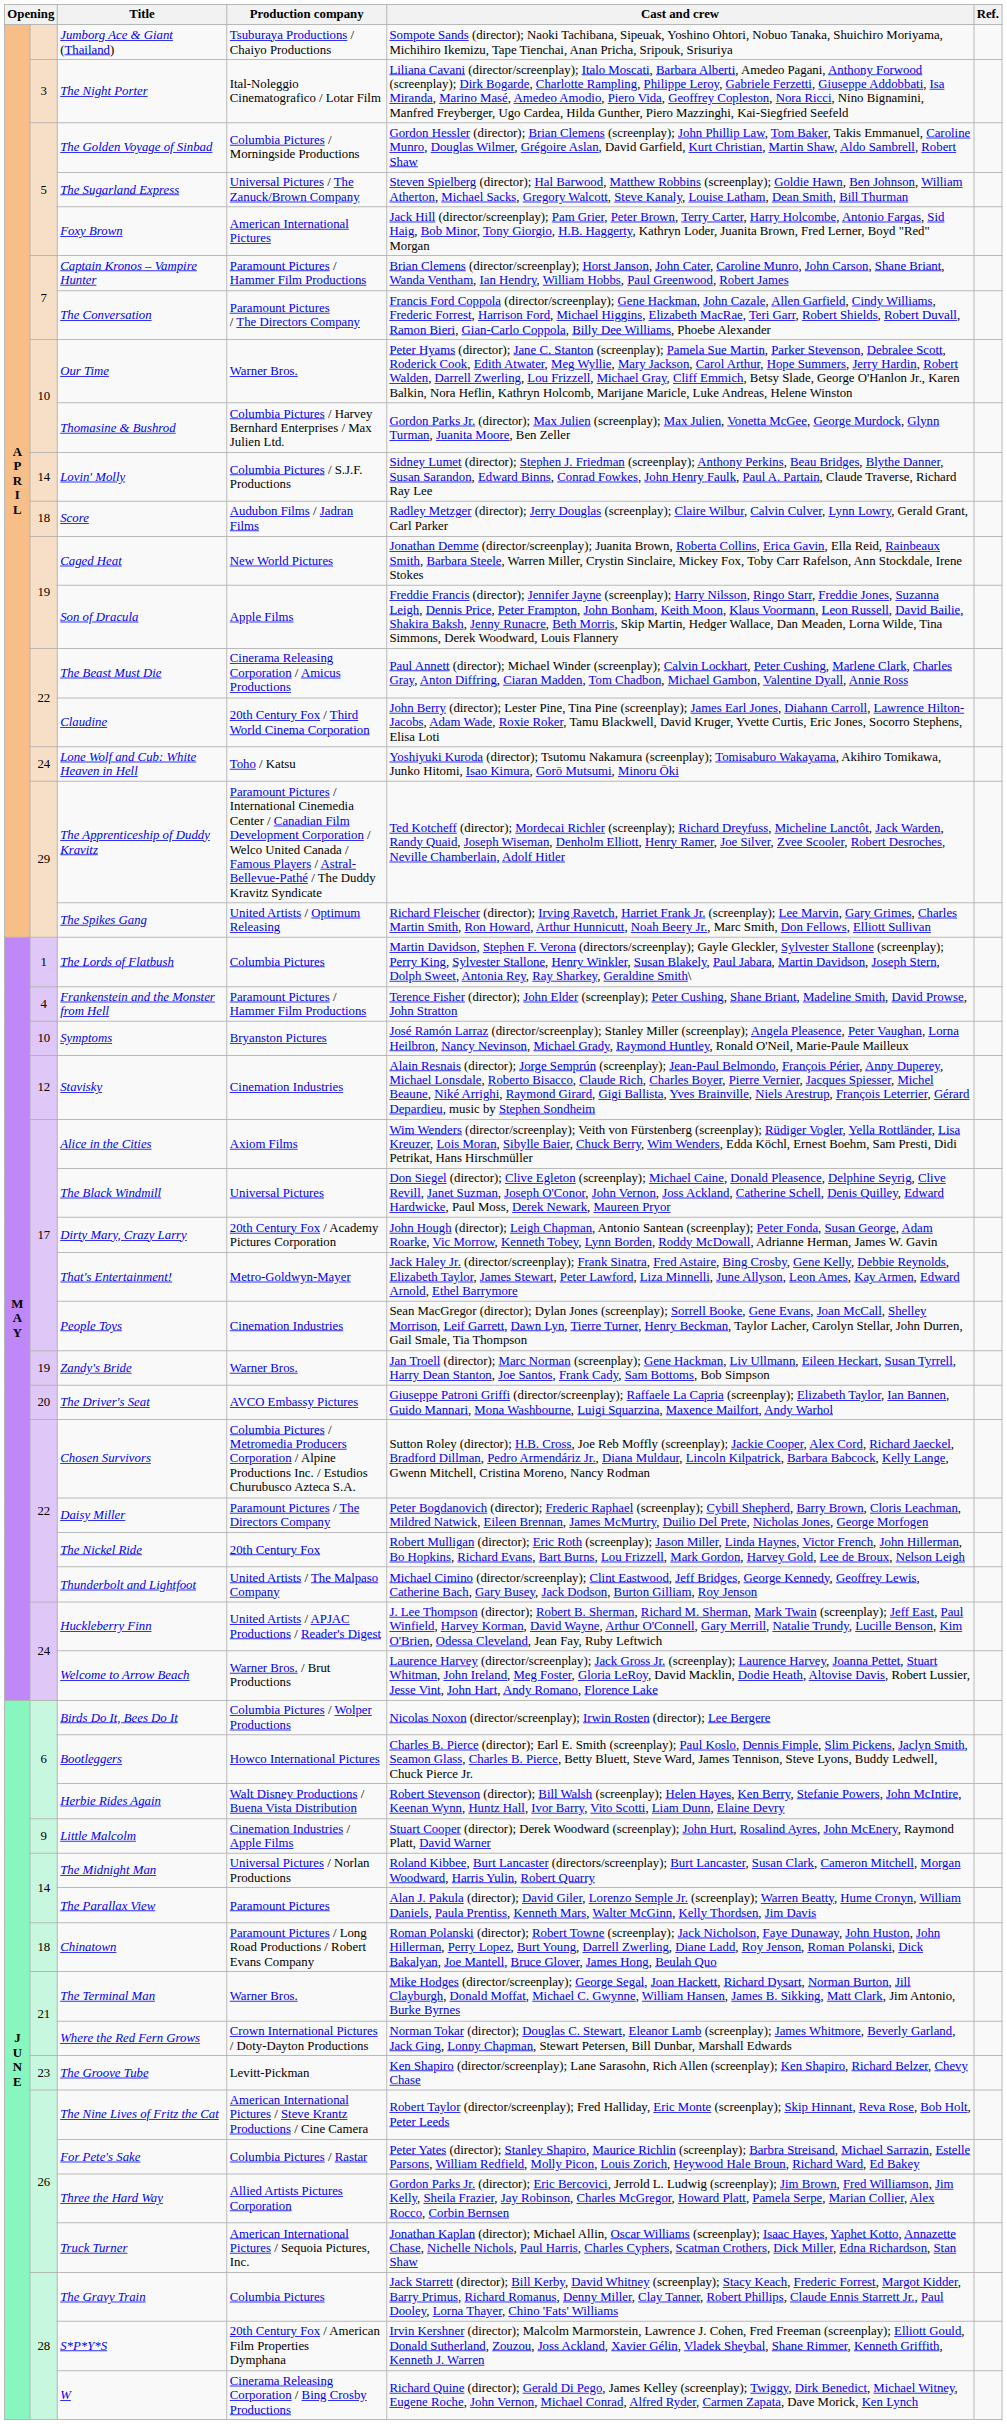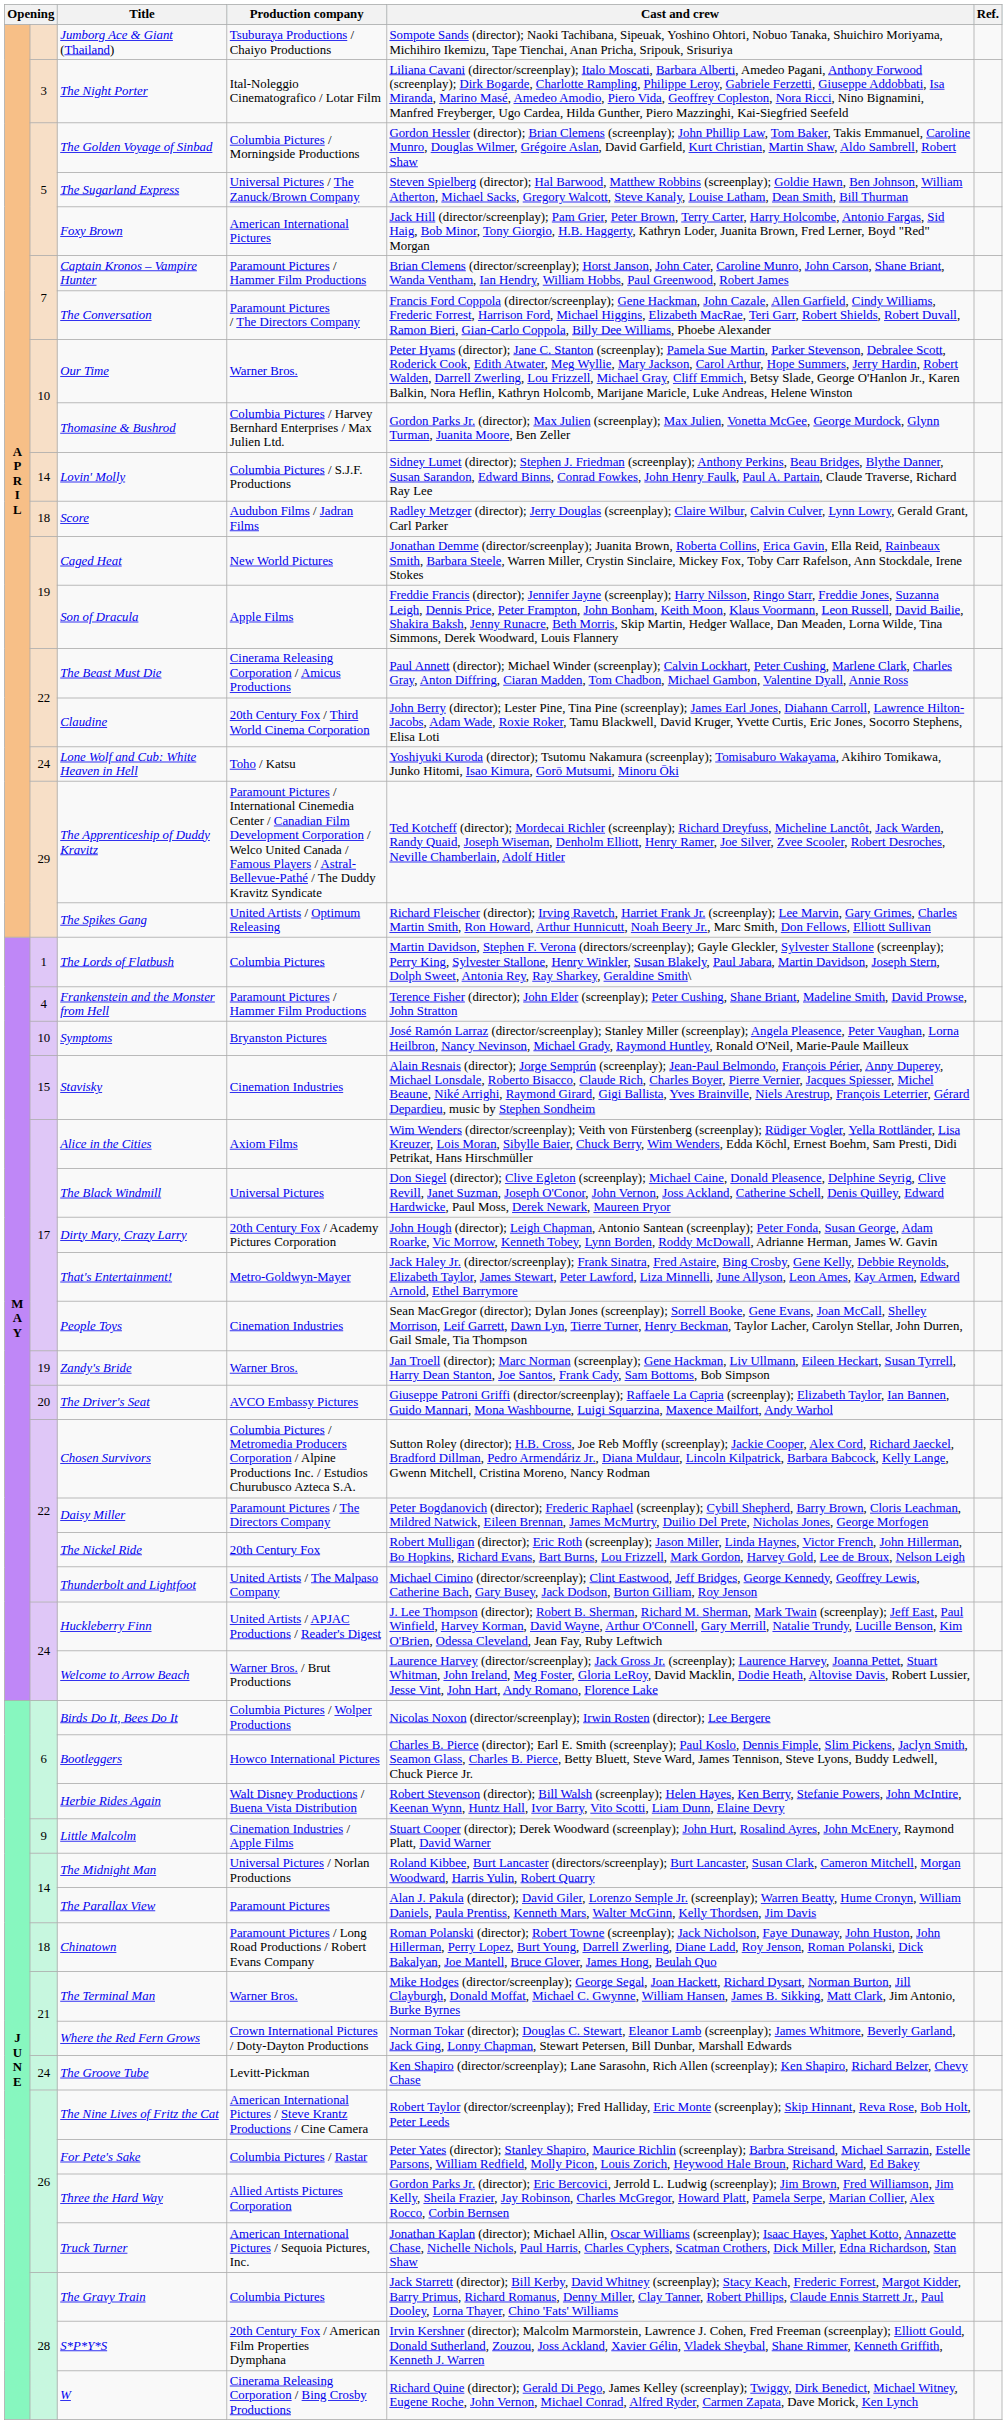(44, 1087) 12 -> (44, 1087) 15
(44, 2072) 23 -> (44, 2072) 24
